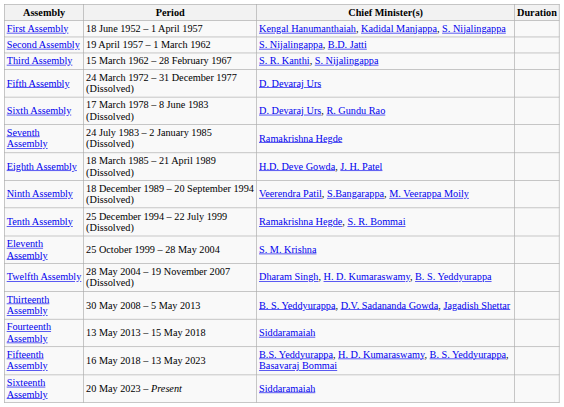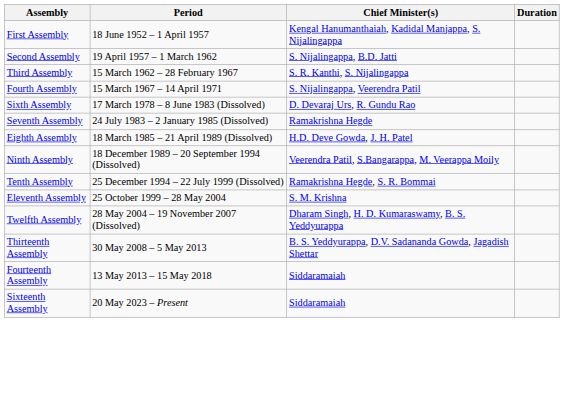+ row: (42, 89)
- row: (38, 83)
- row: (27, 360)
